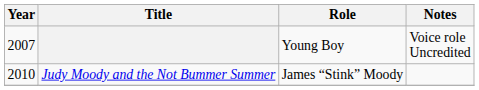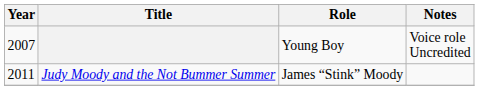(21, 74) 2010 -> (21, 74) 2011
